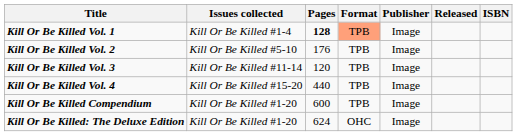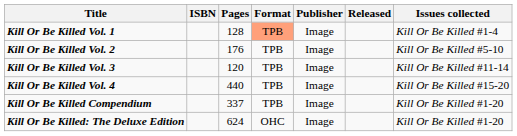columns swapped: (246, 13) <-> (496, 13)
(322, 31) bold -> (235, 31) normal
(322, 103) 600 -> (235, 103) 337
